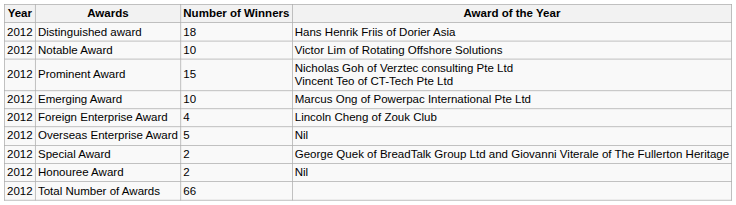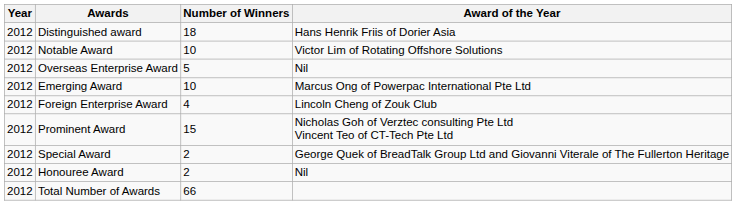rows swapped: (82, 74) <-> (108, 136)
